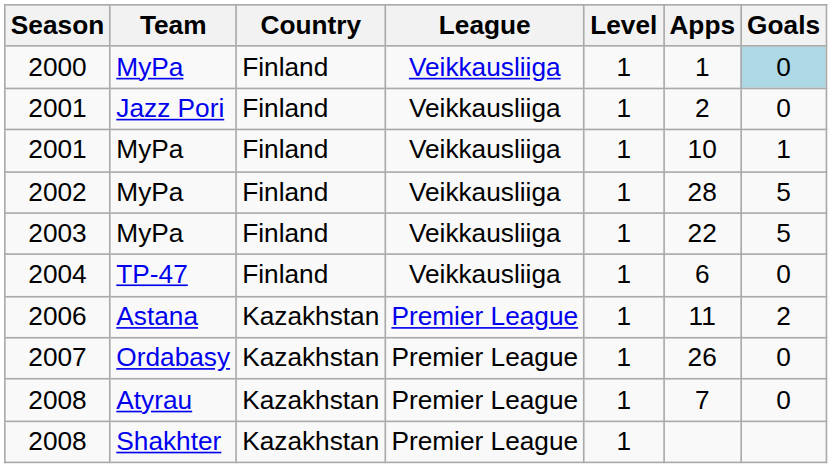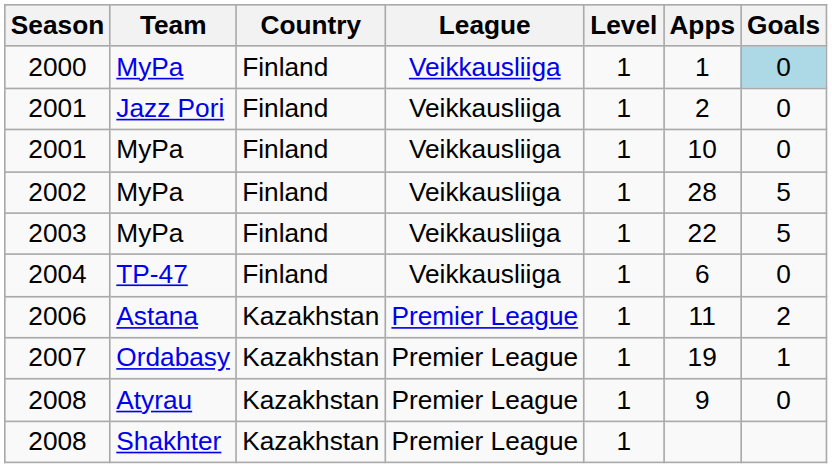(784, 150) 1 -> (784, 150) 0
(702, 358) 26 -> (702, 358) 19
(784, 358) 0 -> (784, 358) 1
(702, 399) 7 -> (702, 399) 9
